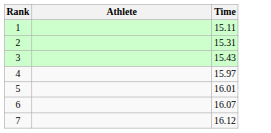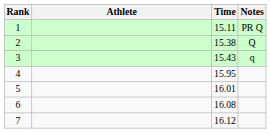+ column: (252, 12)
(225, 43) 15.31 -> (225, 43) 15.38
(225, 74) 15.97 -> (225, 74) 15.95
(225, 105) 16.07 -> (225, 105) 16.08
